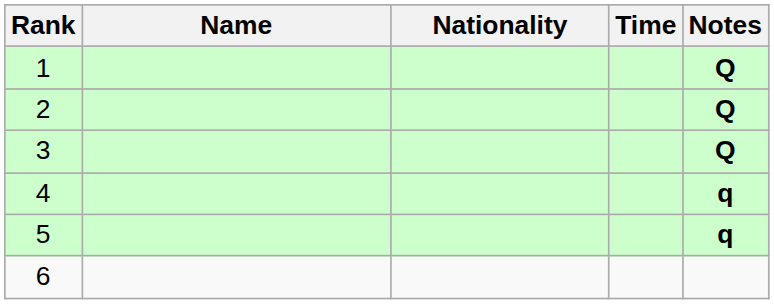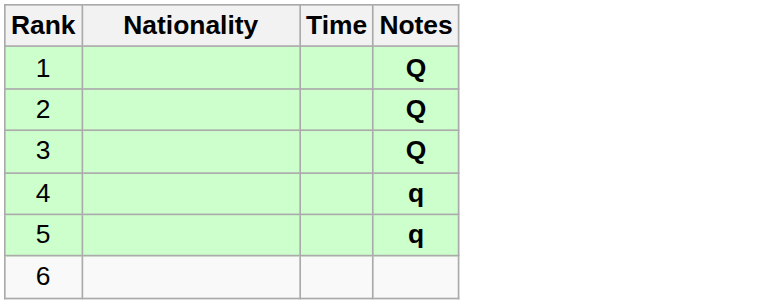- column: (236, 25)
